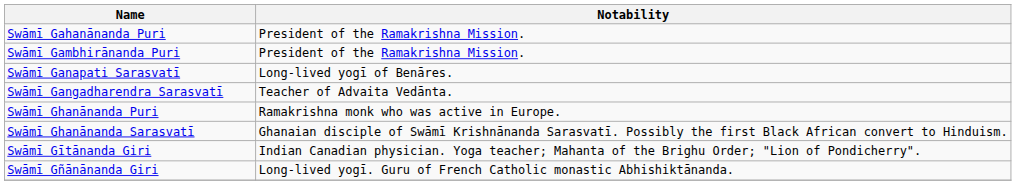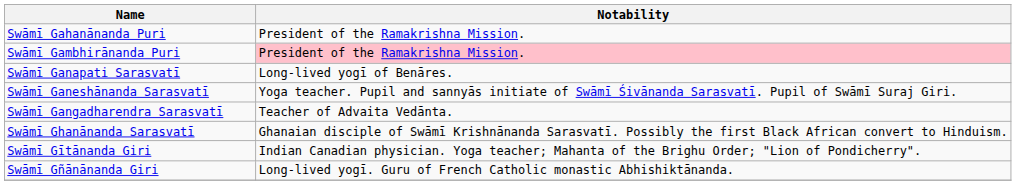(392, 53) no background -> (392, 53) pink background
+ row: (108, 92)
- row: (83, 112)
